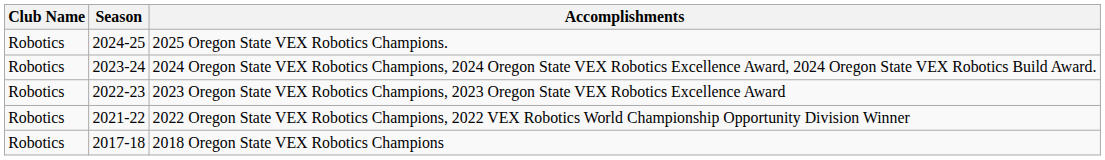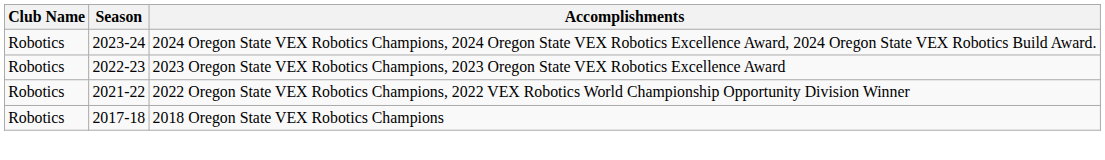- row: (300, 42)
